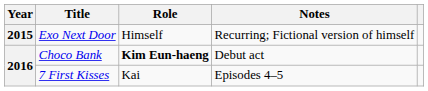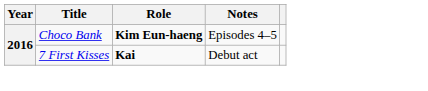- row: (77, 34)
(239, 55) Debut act -> (243, 34) Episodes 4–5
(131, 75) normal -> (125, 55) bold
(249, 75) Episodes 4–5 -> (233, 55) Debut act
